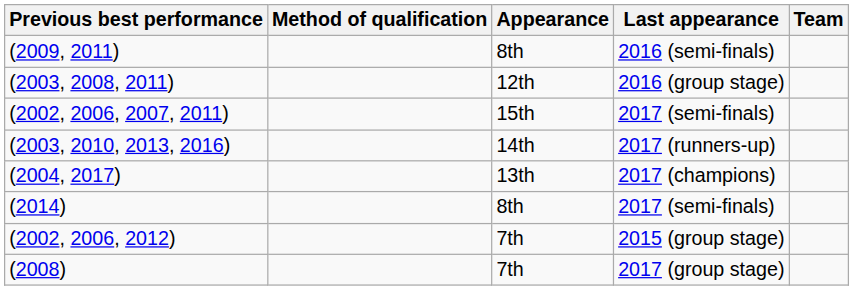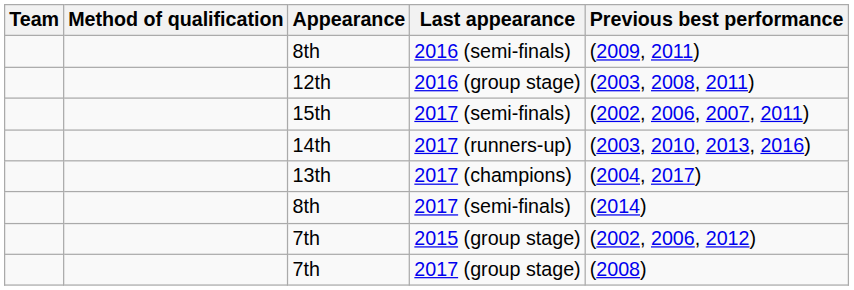columns swapped: (818, 20) <-> (136, 20)
